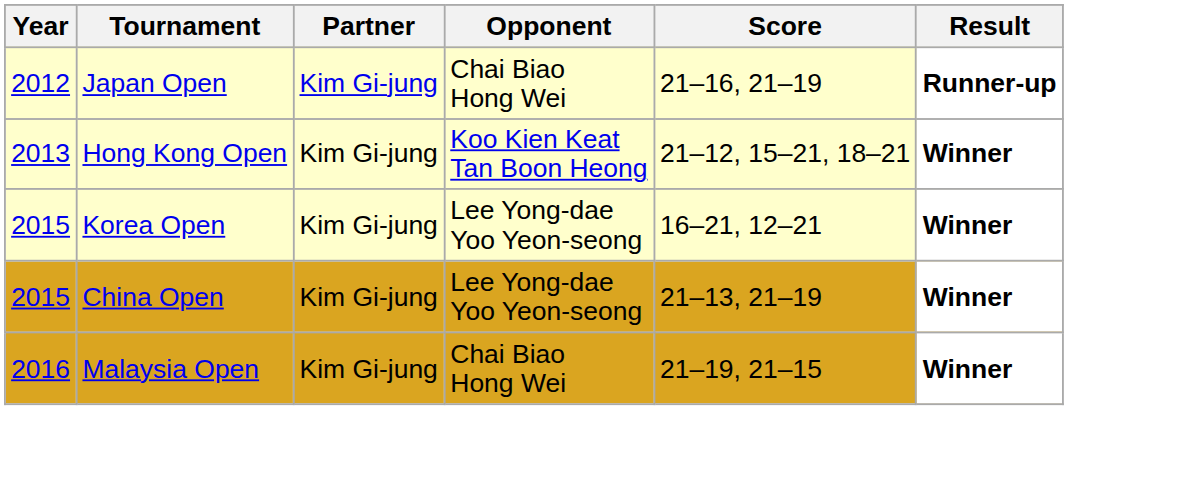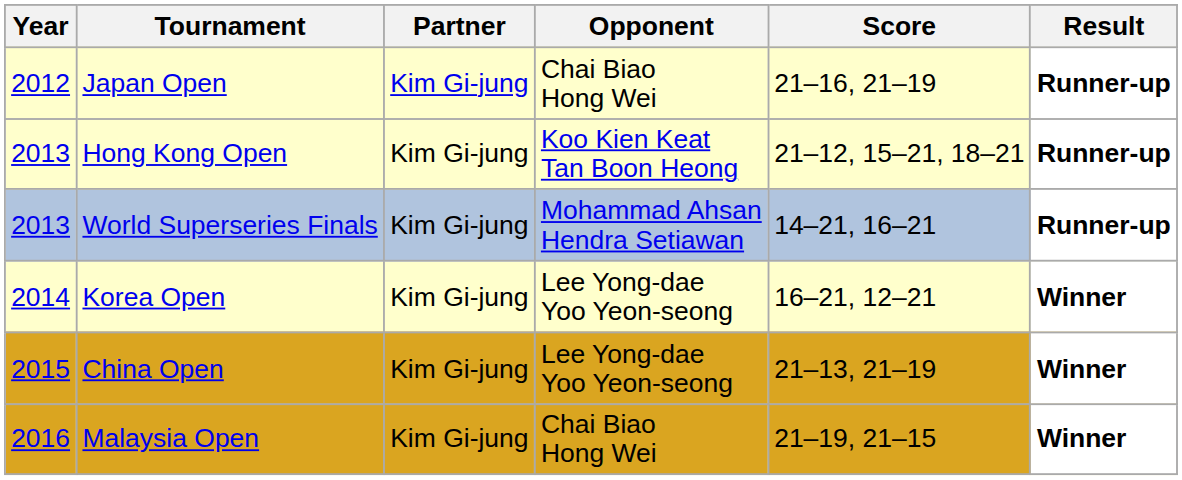(967, 154) Winner -> (1104, 154) Runner-up
+ row: (230, 225)
(41, 225) 2015 -> (41, 297) 2014
